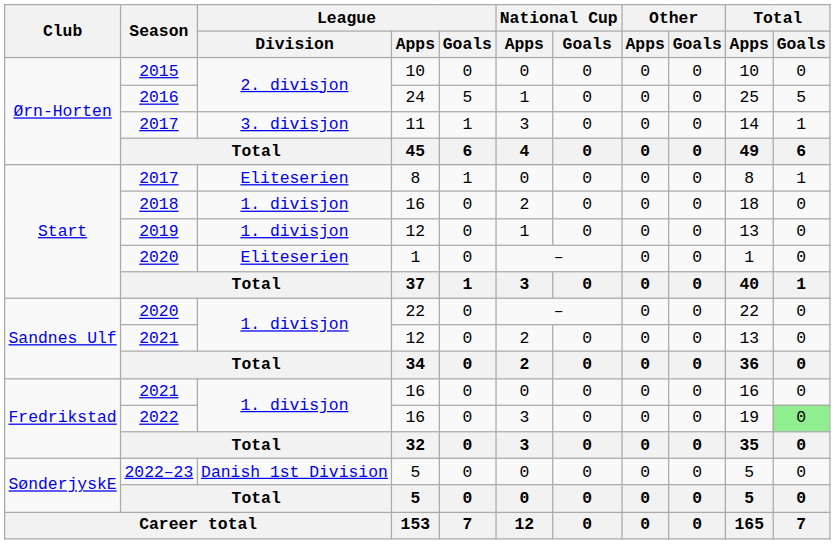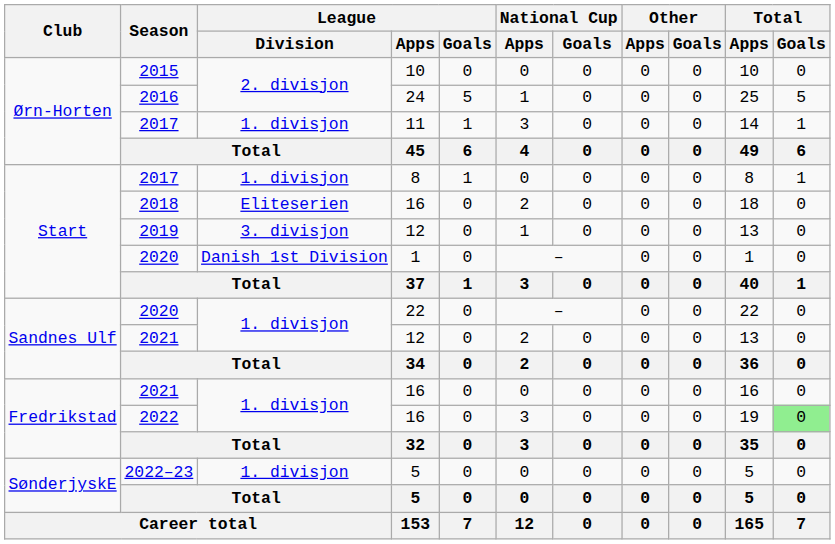(294, 125) 3. divisjon -> (294, 125) 1. divisjon
(294, 178) Eliteserien -> (294, 178) 1. divisjon
(294, 205) 1. divisjon -> (294, 205) Eliteserien
(294, 232) 1. divisjon -> (294, 232) 3. divisjon
(294, 258) Eliteserien -> (294, 258) Danish 1st Division
(294, 472) Danish 1st Division -> (294, 472) 1. divisjon
